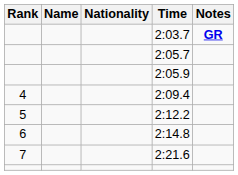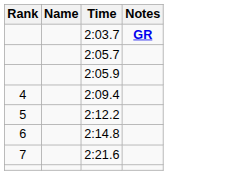- column: (117, 14)
